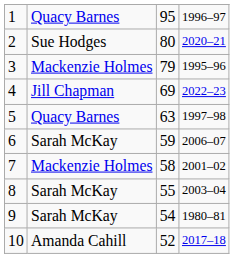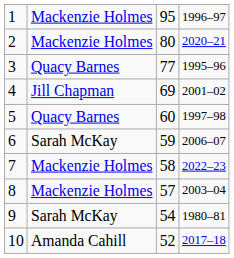(75, 16) Quacy Barnes -> (92, 16) Mackenzie Holmes
(69, 41) Sue Hodges -> (92, 41) Mackenzie Holmes
(92, 66) Mackenzie Holmes -> (75, 66) Quacy Barnes
(168, 66) 79 -> (168, 66) 77
(204, 91) 2022–23 -> (204, 91) 2001–02
(168, 116) 63 -> (168, 116) 60
(204, 166) 2001–02 -> (204, 166) 2022–23
(74, 191) Sarah McKay -> (92, 191) Mackenzie Holmes
(168, 191) 55 -> (168, 191) 57
